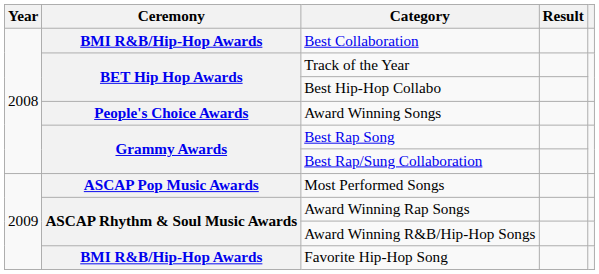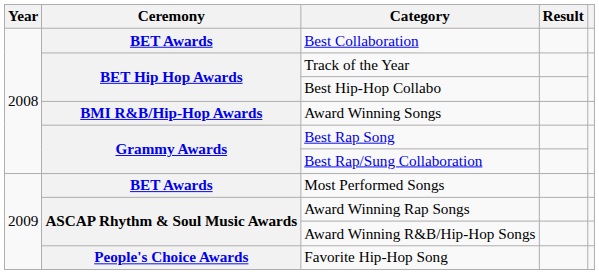(171, 40) BMI R&B/Hip-Hop Awards -> (171, 40) BET Awards
(171, 112) People's Choice Awards -> (171, 112) BMI R&B/Hip-Hop Awards
(171, 185) ASCAP Pop Music Awards -> (171, 185) BET Awards
(171, 257) BMI R&B/Hip-Hop Awards -> (171, 257) People's Choice Awards
